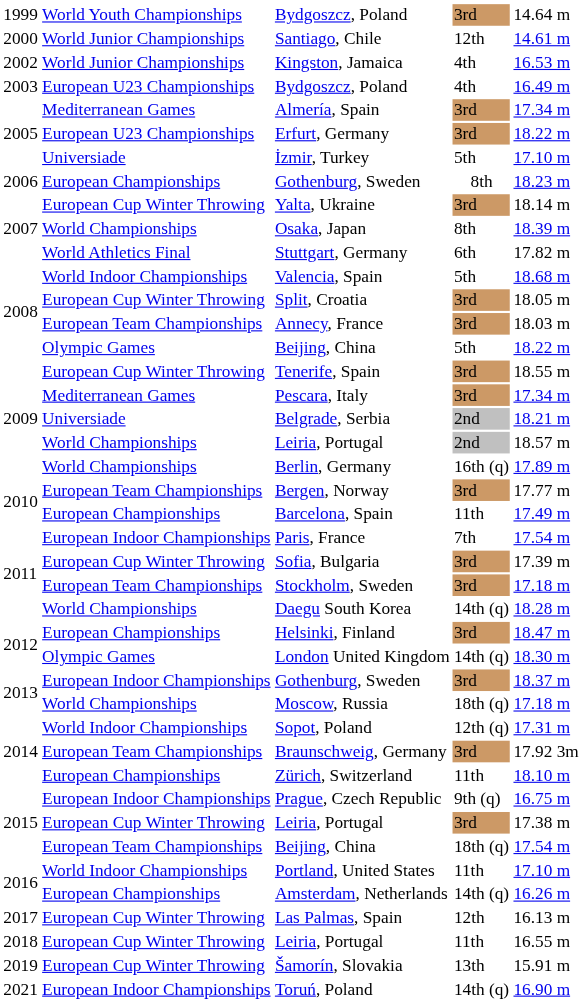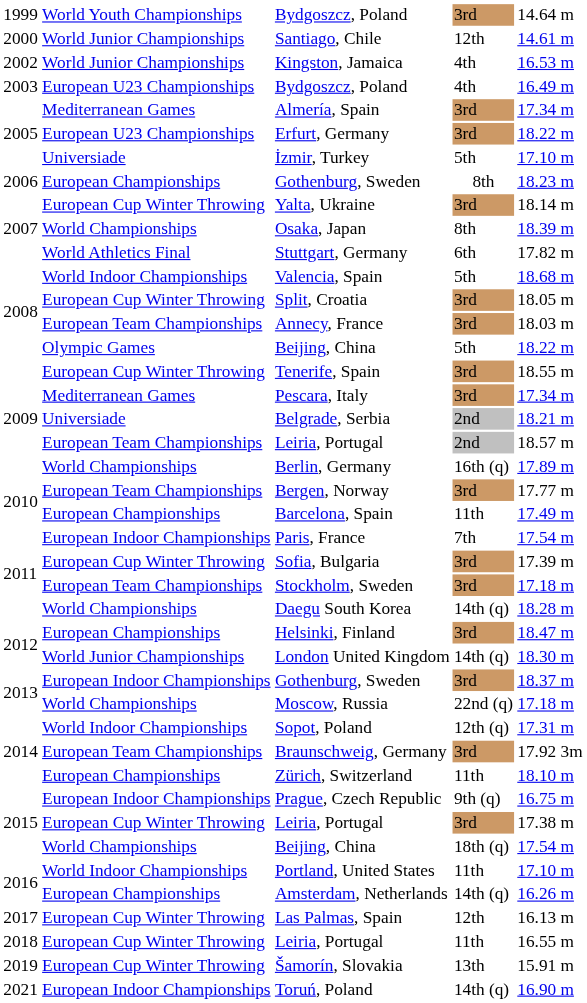(119, 442) World Championships -> (152, 442) European Team Championships
(99, 656) Olympic Games -> (143, 656) World Junior Championships
(482, 703) 18th (q) -> (483, 703) 22nd (q)
(152, 846) European Team Championships -> (119, 846) World Championships
